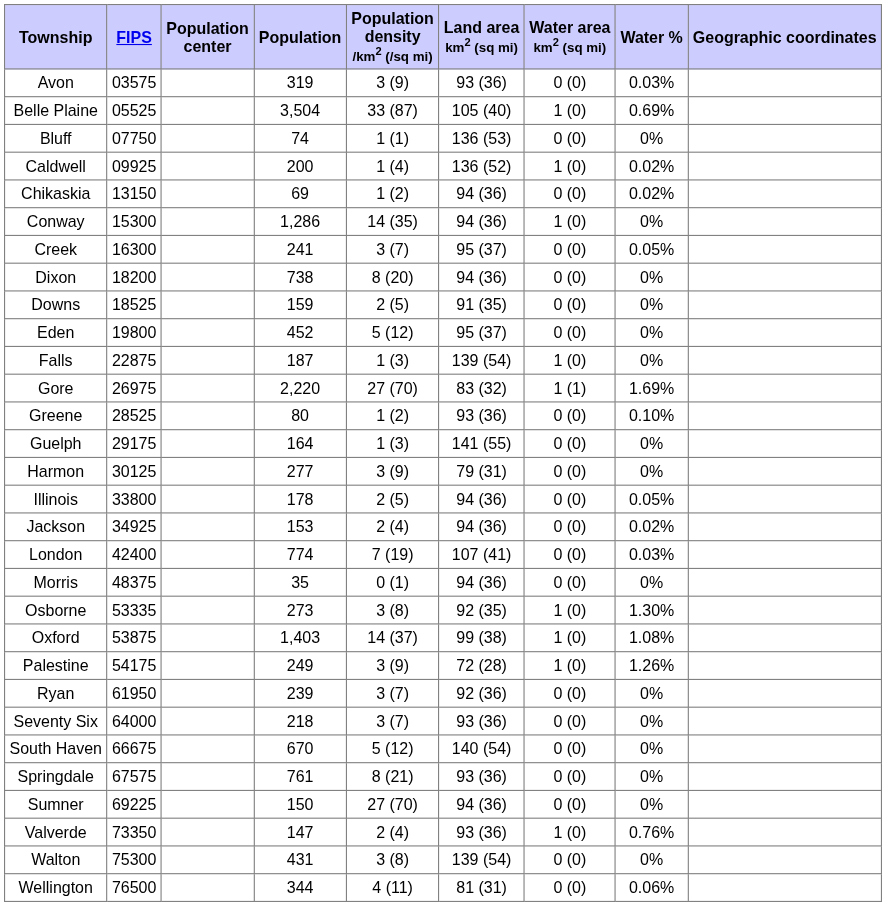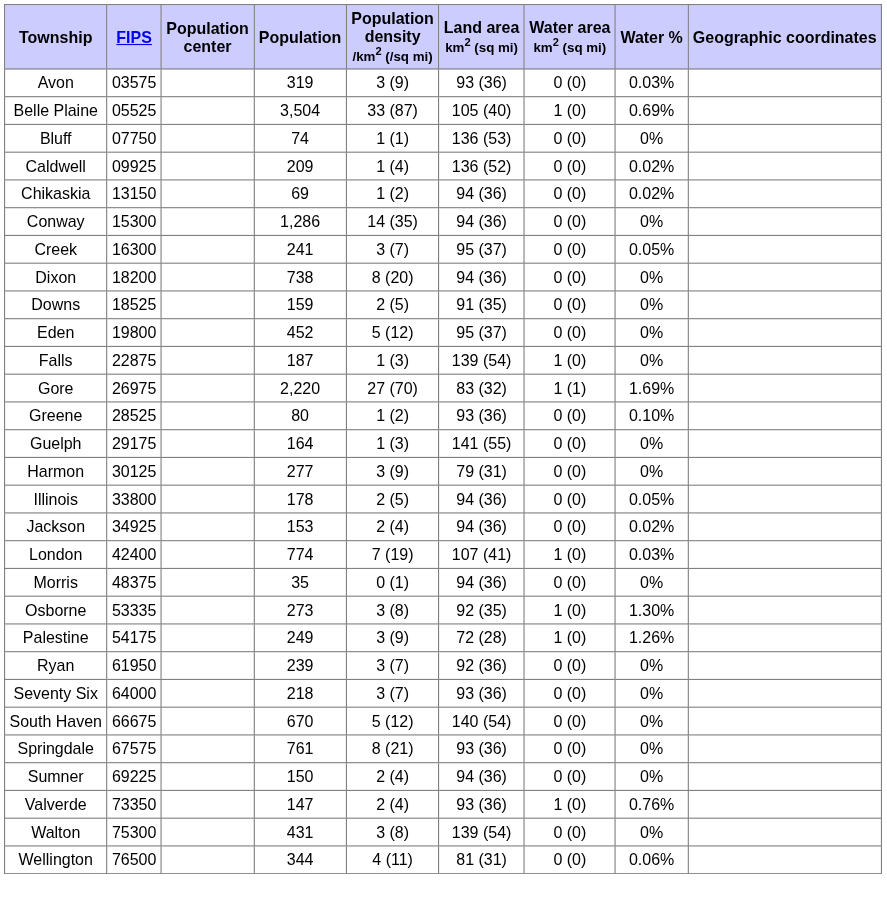(300, 166) 200 -> (300, 166) 209
(570, 166) 1 (0) -> (570, 166) 0 (0)
(570, 222) 1 (0) -> (570, 222) 0 (0)
(570, 555) 0 (0) -> (570, 555) 1 (0)
- row: (56, 638)
(393, 804) 27 (70) -> (393, 777) 2 (4)
